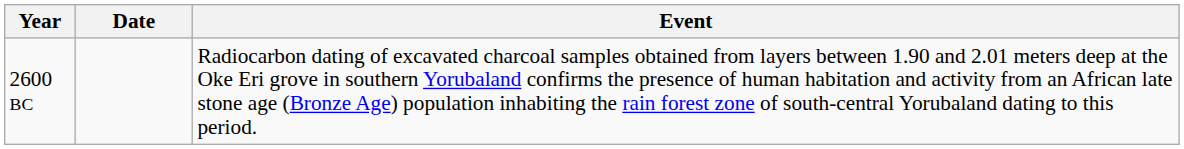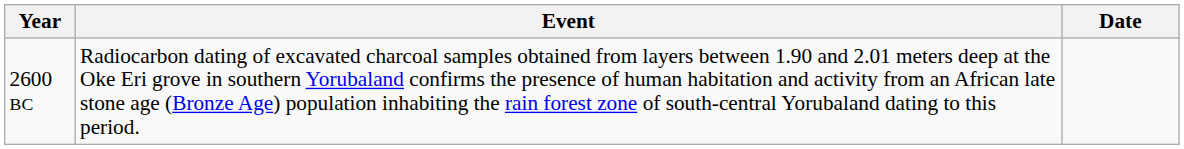columns swapped: (134, 21) <-> (686, 21)
